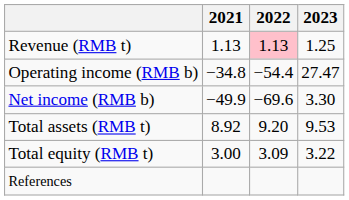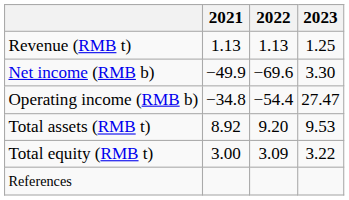(273, 45) pink background -> (273, 45) no background
rows swapped: (103, 72) <-> (81, 99)
